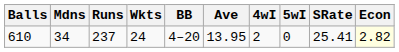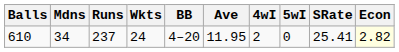(226, 37) 13.95 -> (226, 37) 11.95
